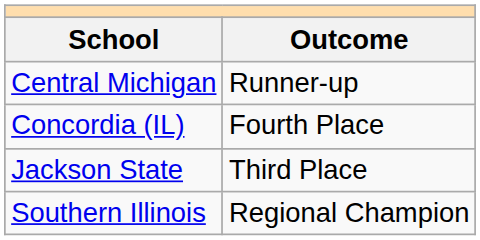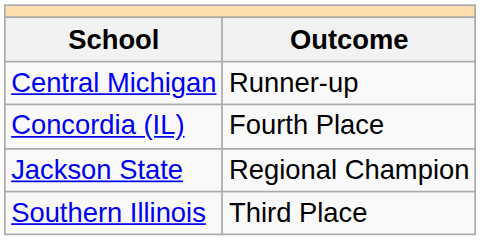(298, 169) Third Place -> (349, 169) Regional Champion
(349, 212) Regional Champion -> (298, 212) Third Place
